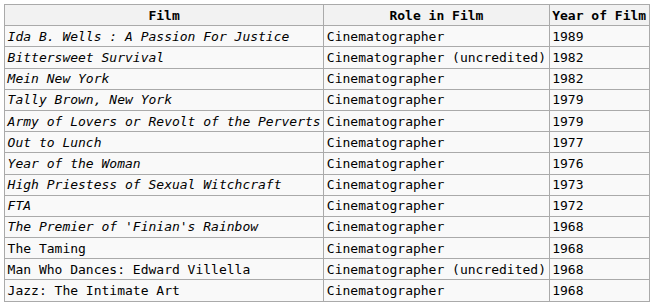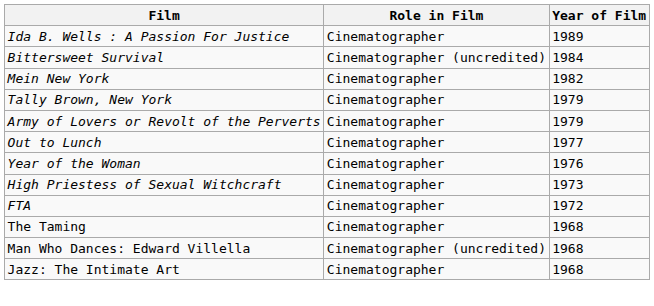(568, 57) 1982 -> (568, 57) 1984
- row: (133, 227)
